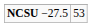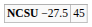(79, 13) 53 -> (79, 13) 45
